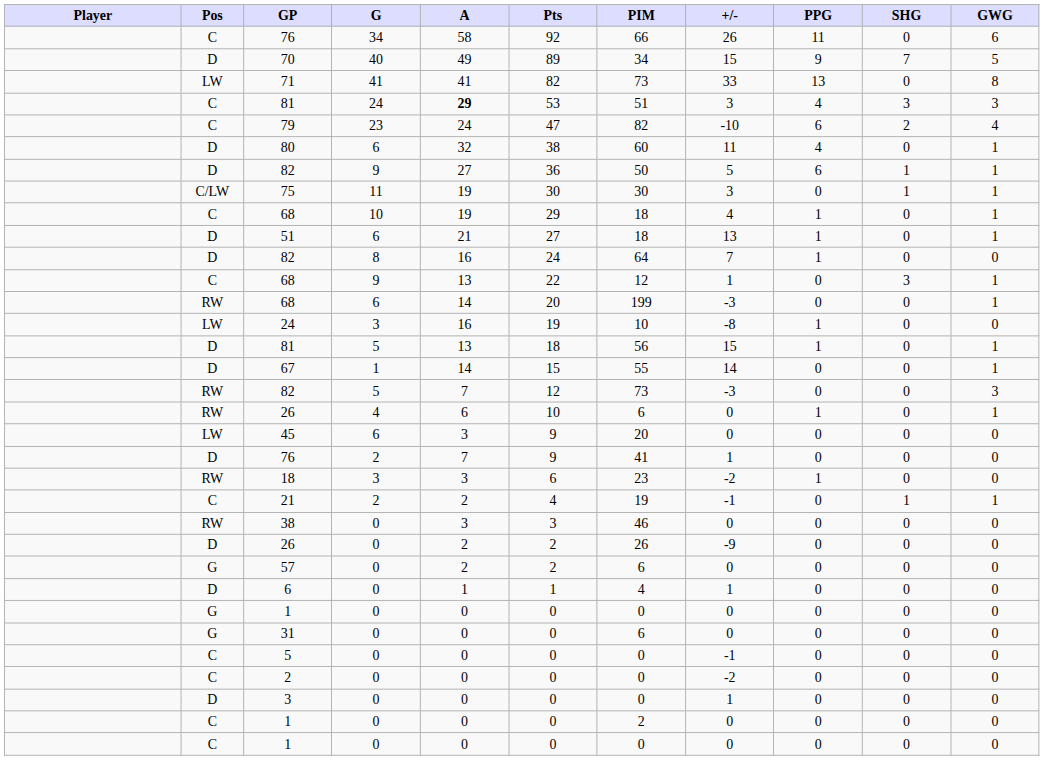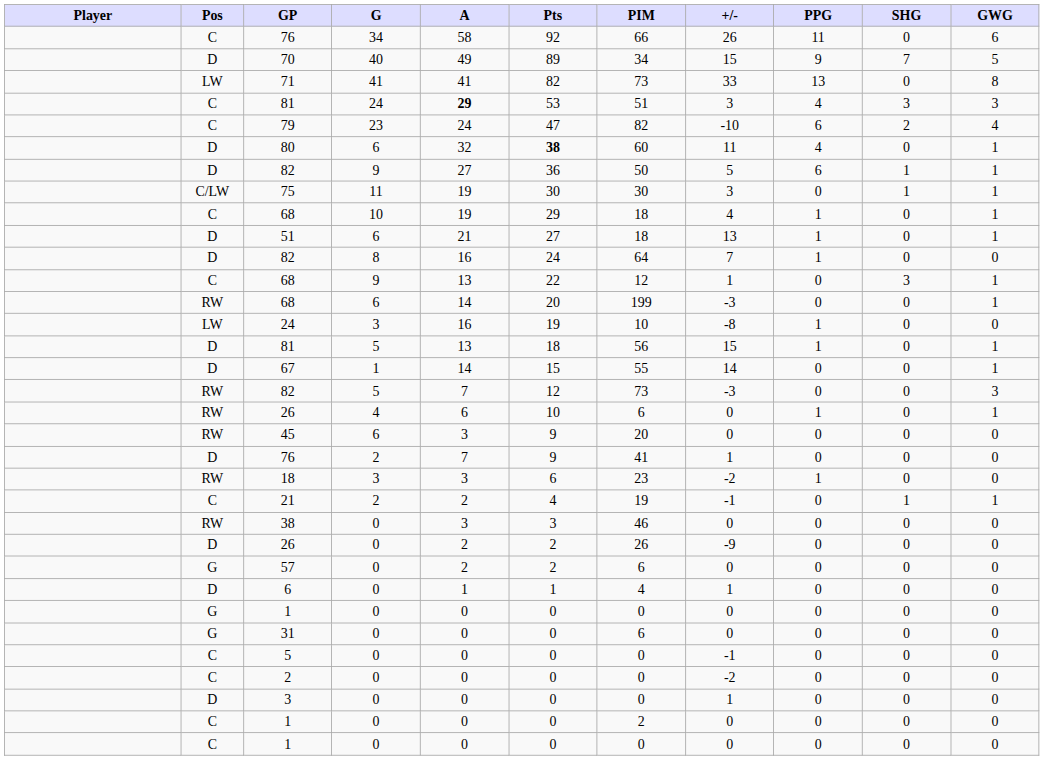(553, 147) normal -> (553, 147) bold
(212, 434) LW -> (212, 434) RW
